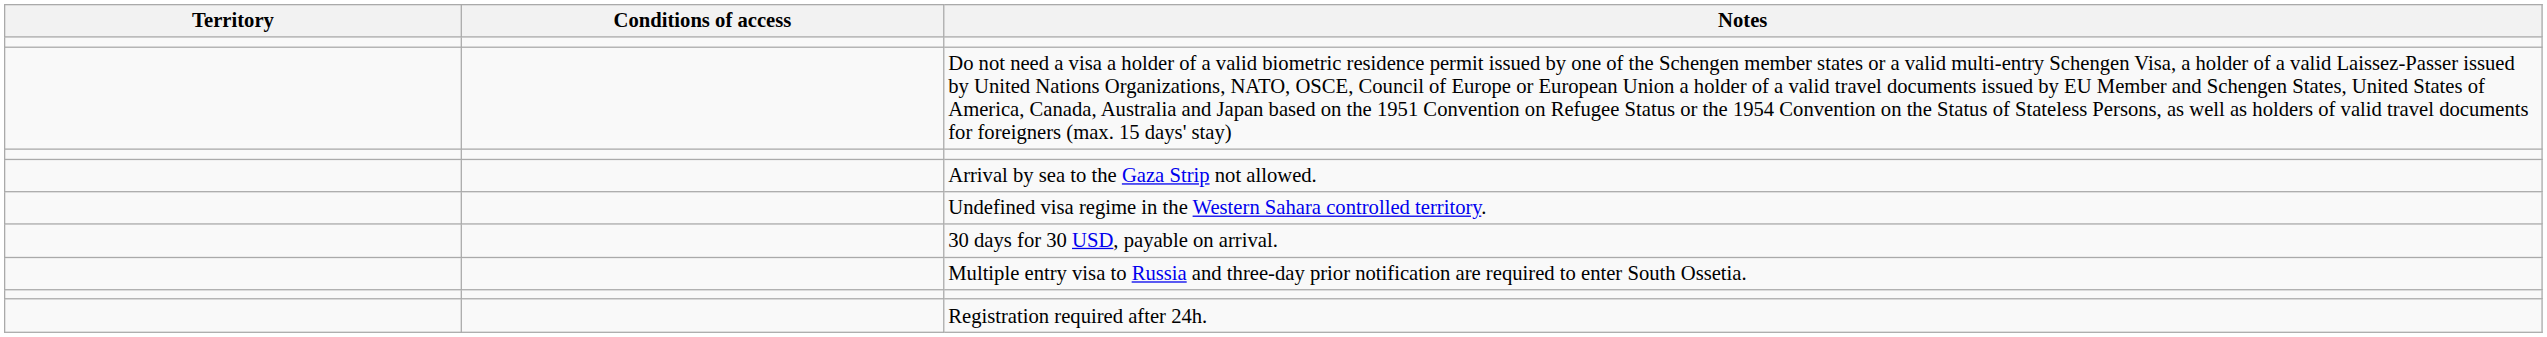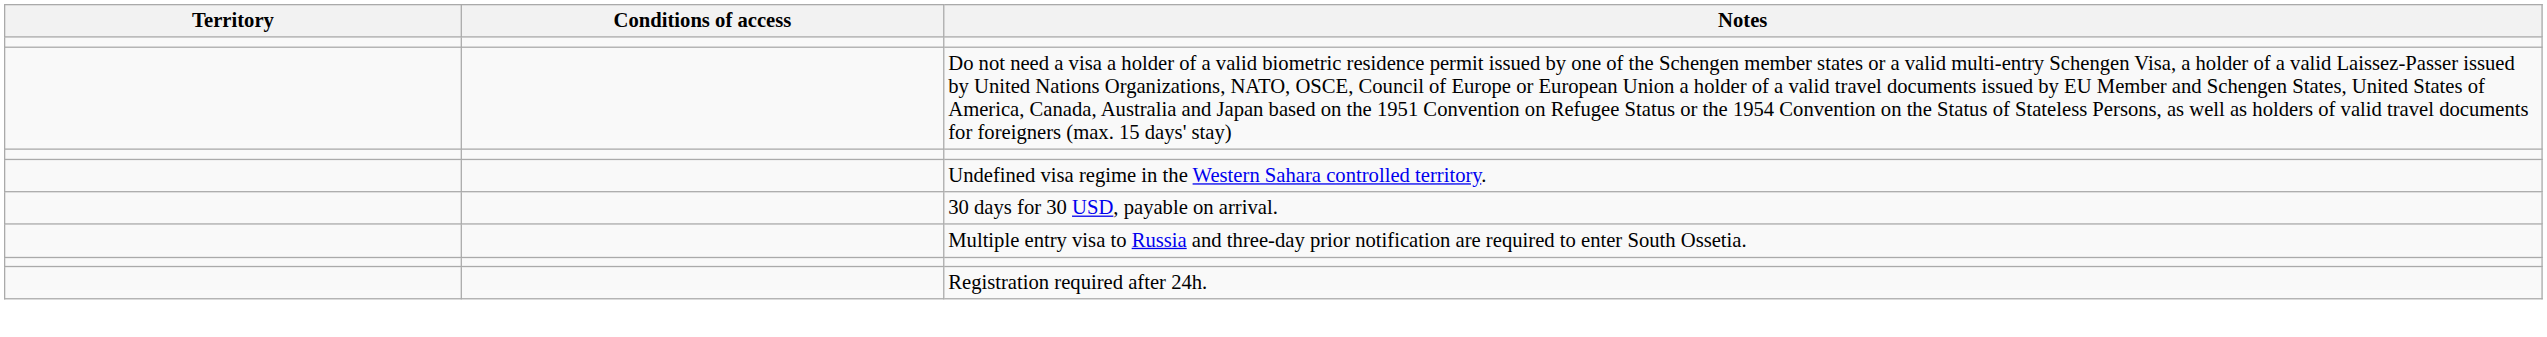- row: (233, 175)
